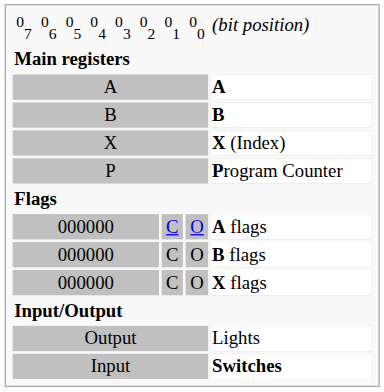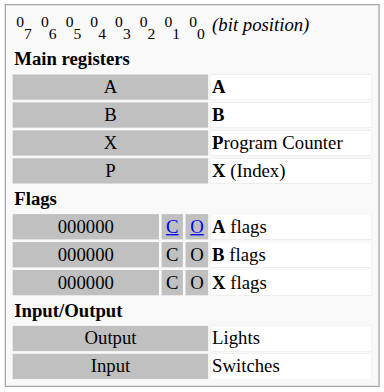(249, 143) X (Index) -> (277, 143) Program Counter
(277, 171) Program Counter -> (249, 171) X (Index)
(247, 366) bold -> (246, 366) normal
